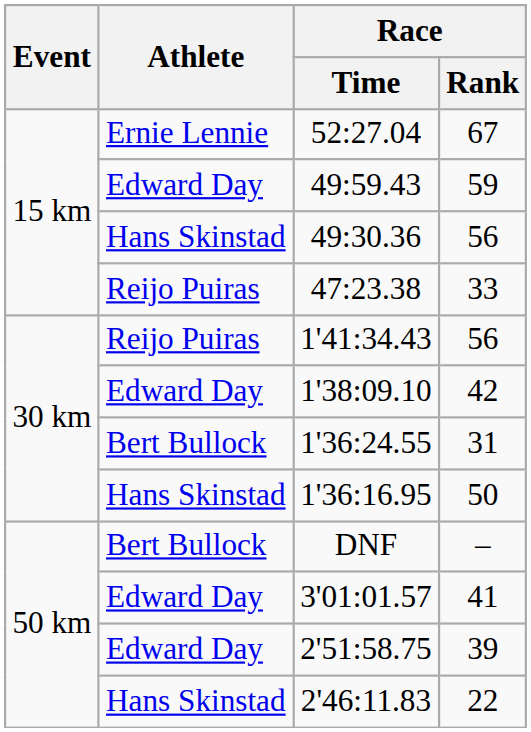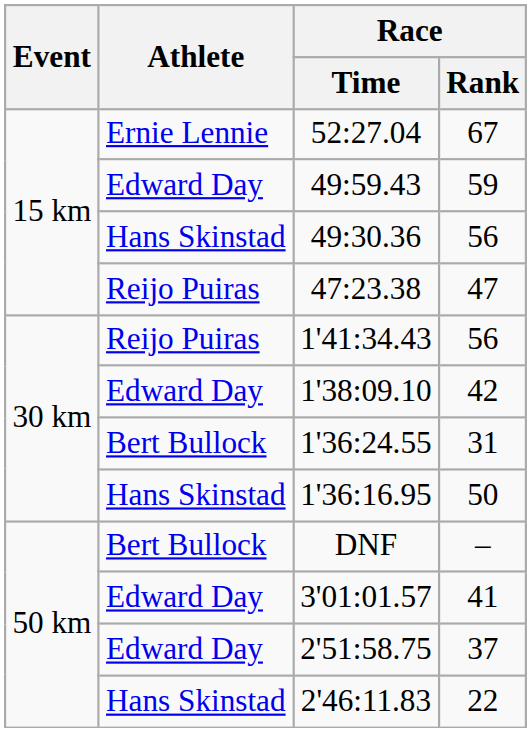(483, 288) 33 -> (483, 288) 47
(483, 649) 39 -> (483, 649) 37
